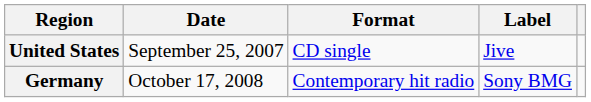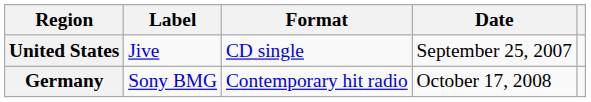columns swapped: (206, 19) <-> (528, 19)
